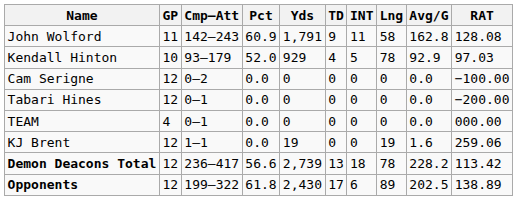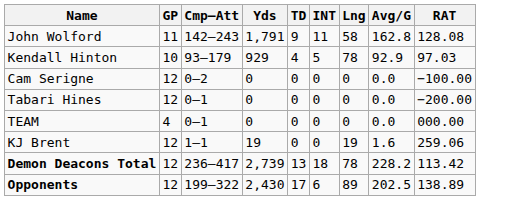- column: (261, 15)
